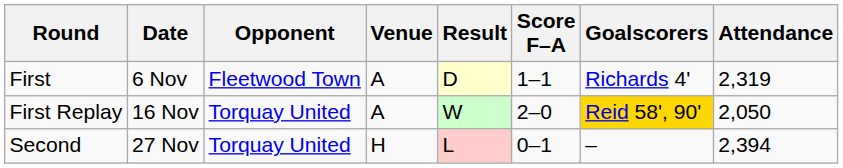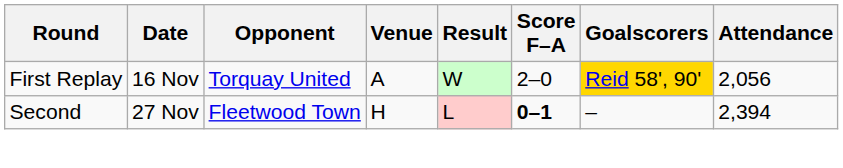- row: (30, 78)
(745, 111) 2,050 -> (745, 78) 2,056
(280, 145) Torquay United -> (285, 111) Fleetwood Town
(534, 145) normal -> (534, 111) bold
